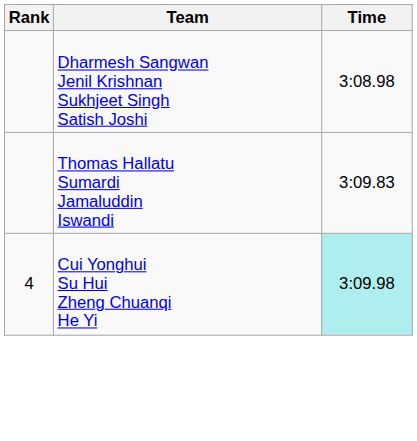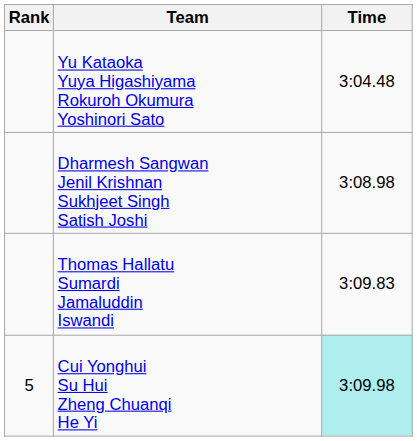+ row: (127, 90)
(29, 284) 4 -> (29, 385) 5
